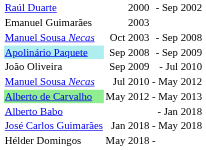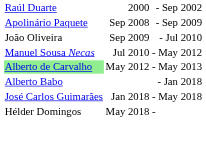- row: (139, 22)
- row: (130, 37)
(46, 52) paleturquoise background -> (46, 22) no background
